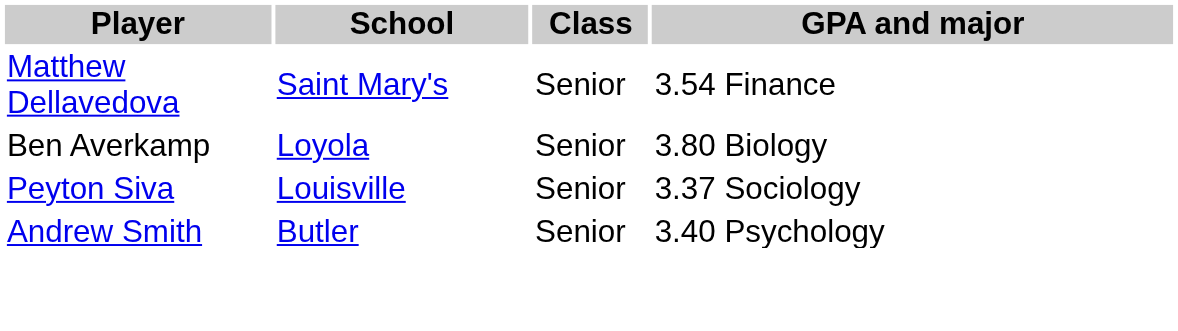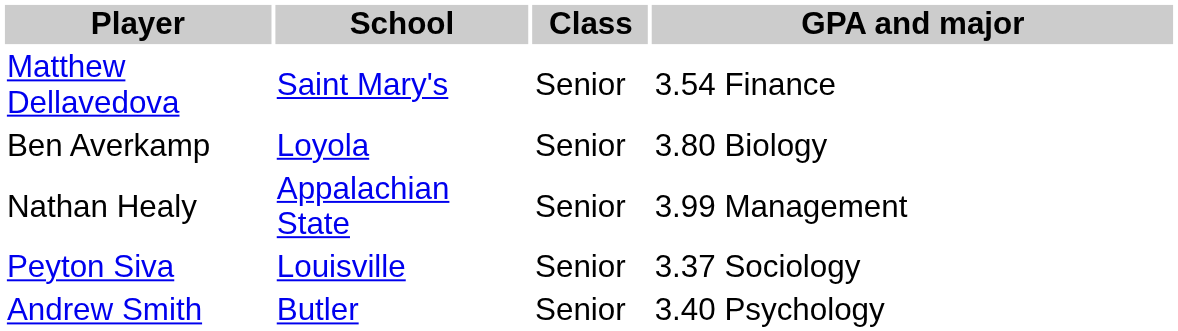+ row: (102, 206)
